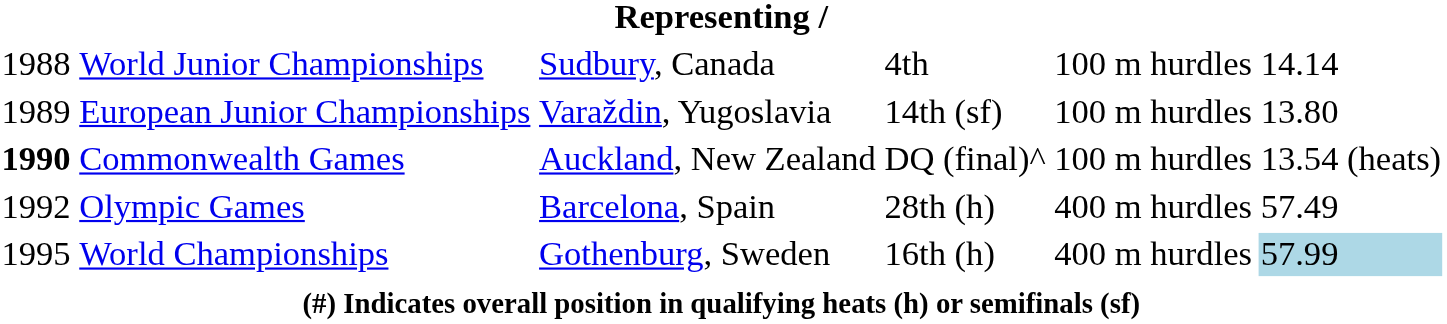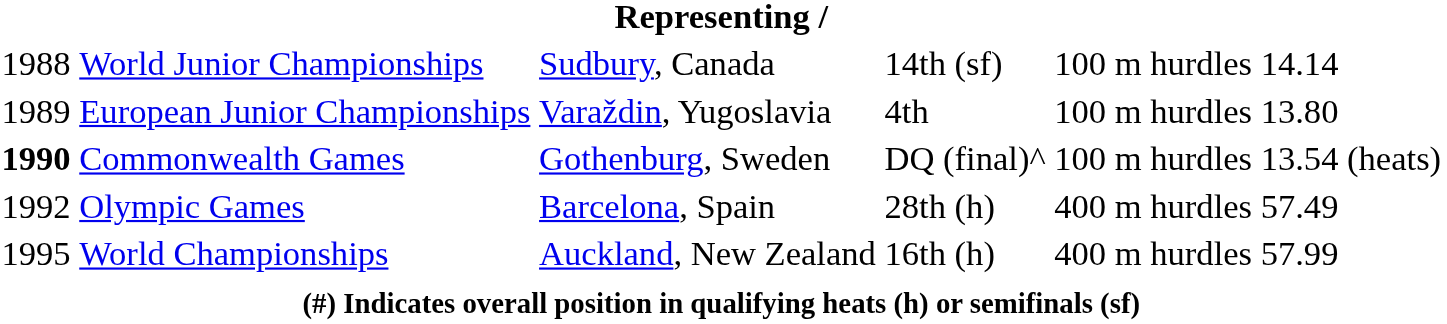(907, 63) 4th -> (944, 63) 14th (sf)
(944, 111) 14th (sf) -> (907, 111) 4th
(707, 158) Auckland, New Zealand -> (685, 158) Gothenburg, Sweden
(685, 253) Gothenburg, Sweden -> (707, 253) Auckland, New Zealand
(1300, 253) lightblue background -> (1300, 253) no background
